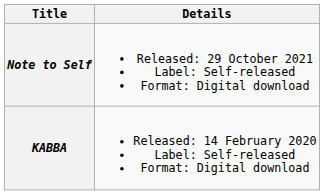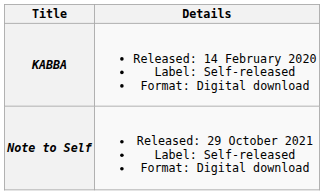rows swapped: (49, 148) <-> (49, 65)
